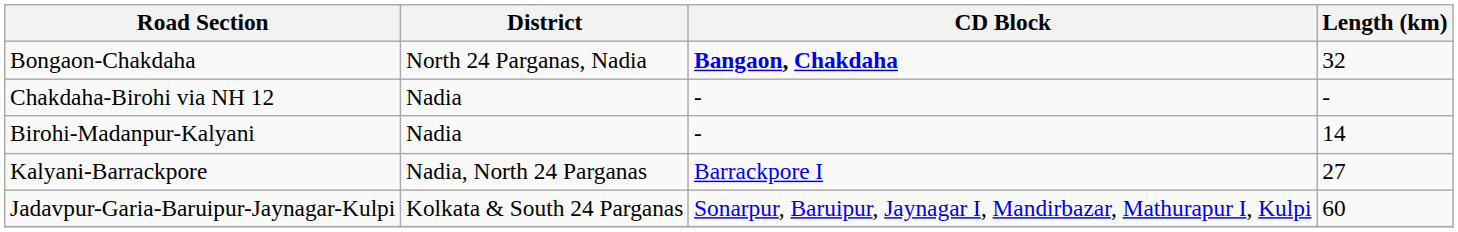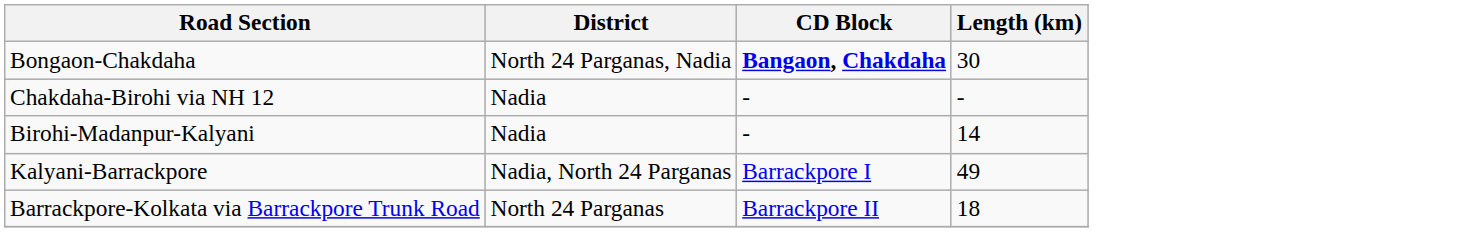(1334, 60) 32 -> (969, 60) 30
(1334, 171) 27 -> (969, 171) 49
+ row: (245, 208)
- row: (203, 208)
